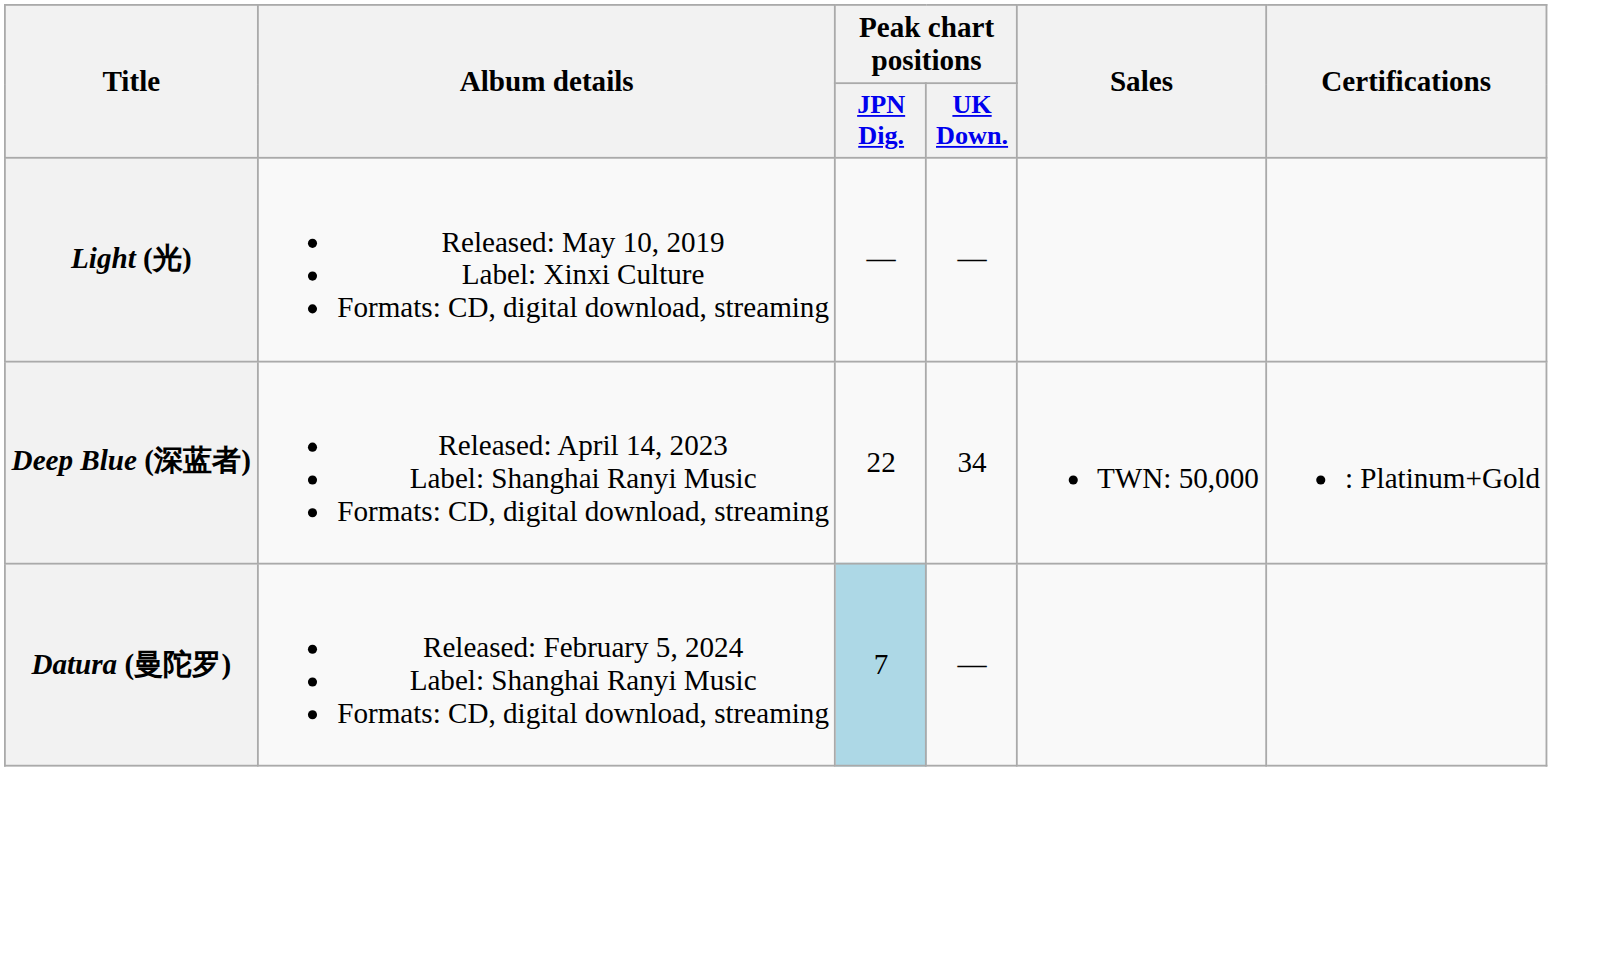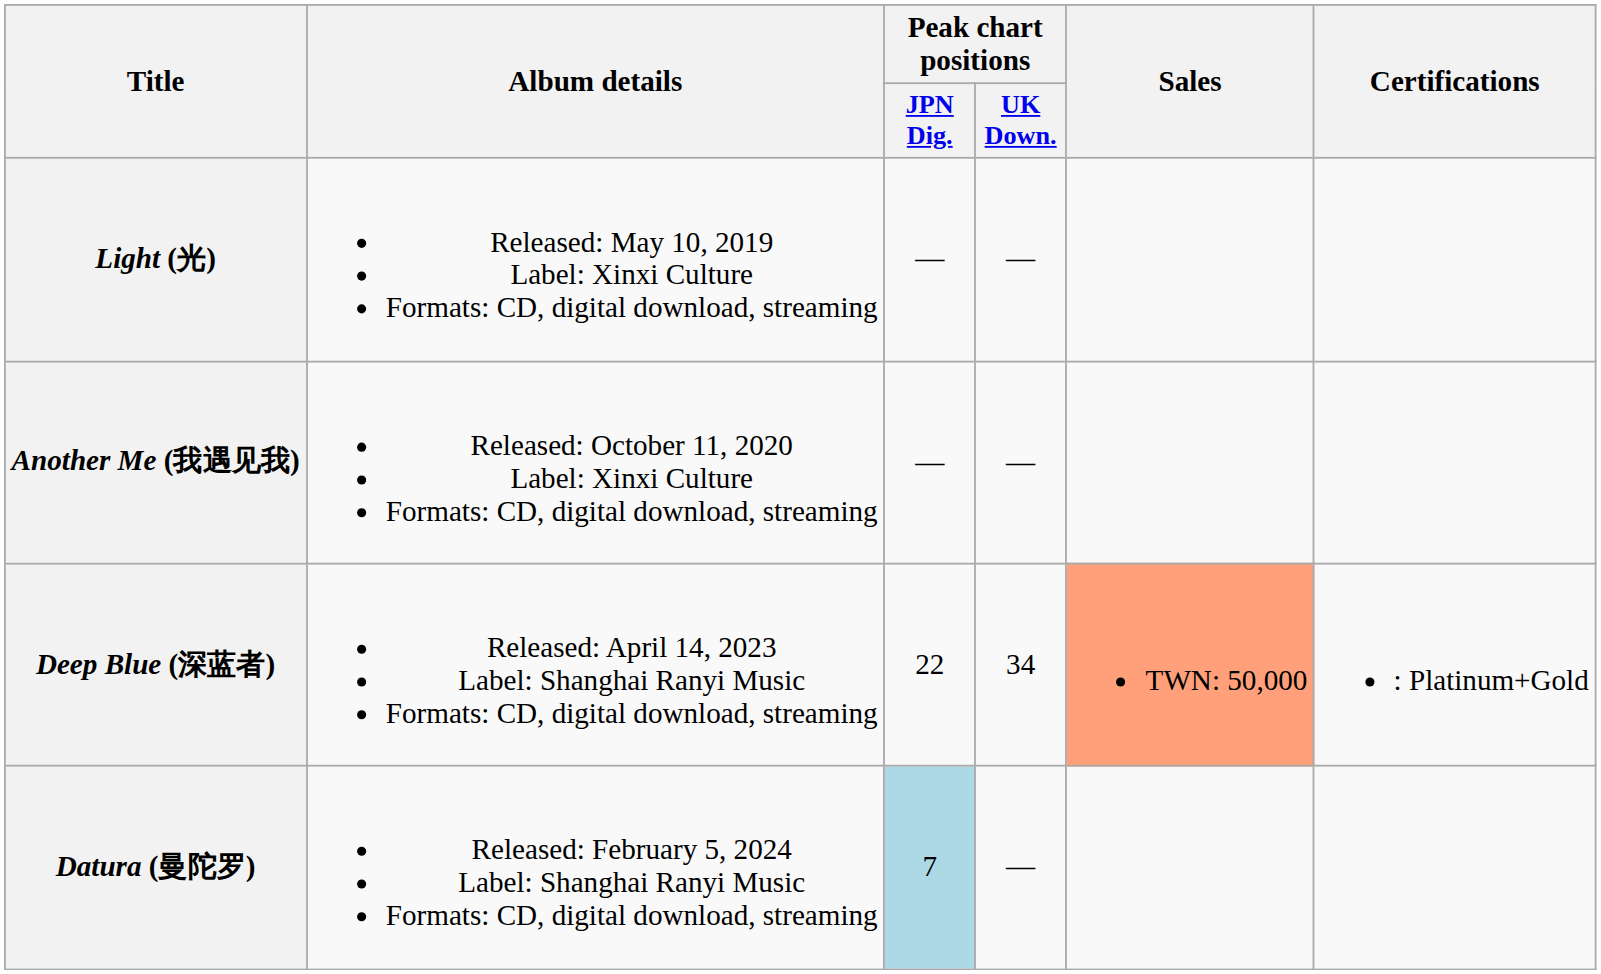+ row: (156, 460)
(1141, 478) no background -> (1190, 681) lightsalmon background
